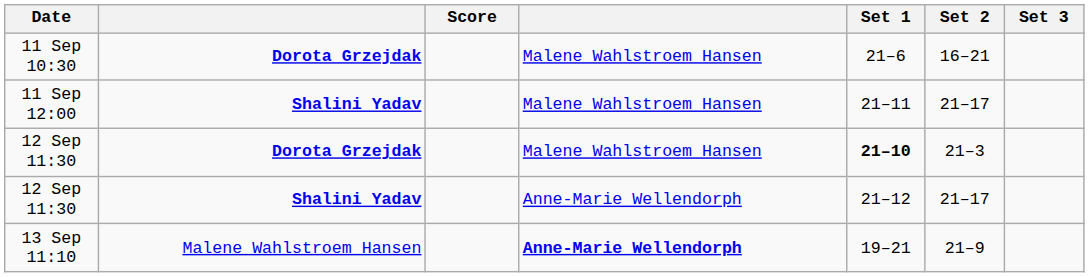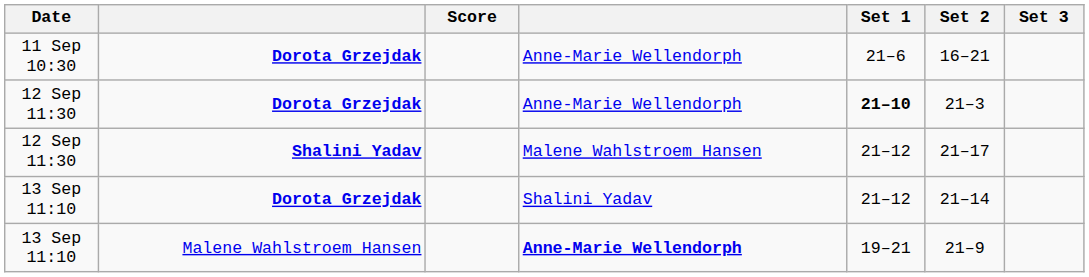(642, 56) Malene Wahlstroem Hansen -> (632, 56) Anne-Marie Wellendorph
- row: (51, 104)
(642, 152) Malene Wahlstroem Hansen -> (632, 104) Anne-Marie Wellendorph
(632, 200) Anne-Marie Wellendorph -> (642, 152) Malene Wahlstroem Hansen
+ row: (51, 200)
